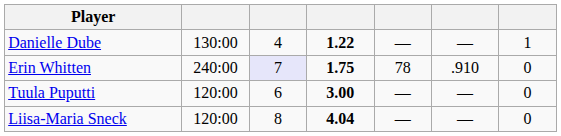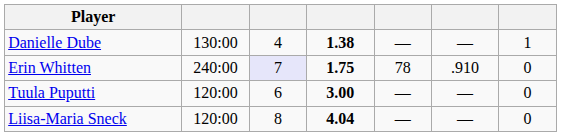(340, 42) 1.22 -> (340, 42) 1.38
